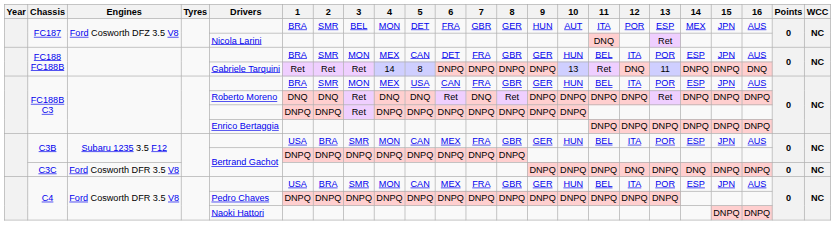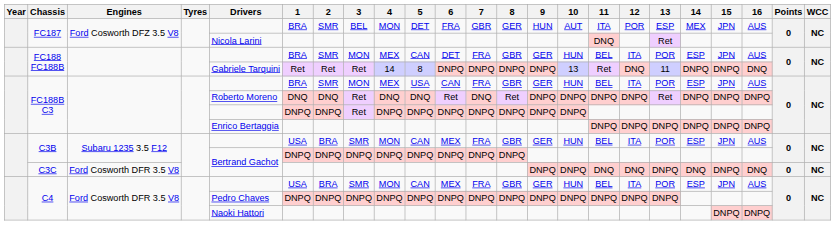(604, 169) DNPQ -> (604, 169) DNQ
(757, 169) DNPQ -> (757, 169) DNQ
